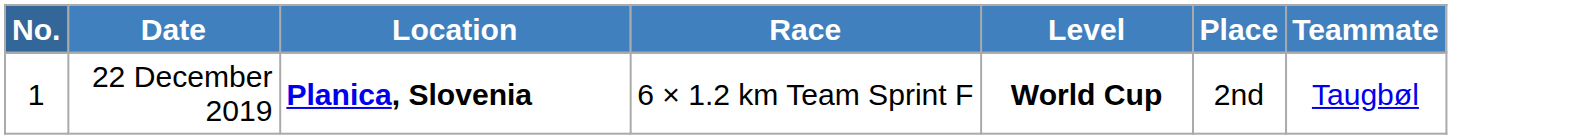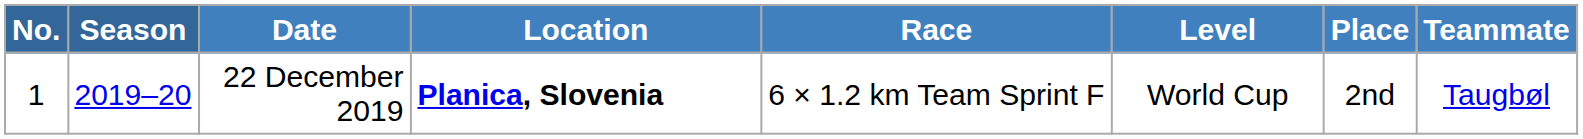+ column: (133, 29)
(1087, 93) bold -> (1218, 93) normal
